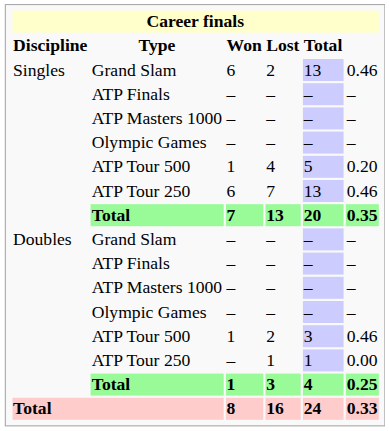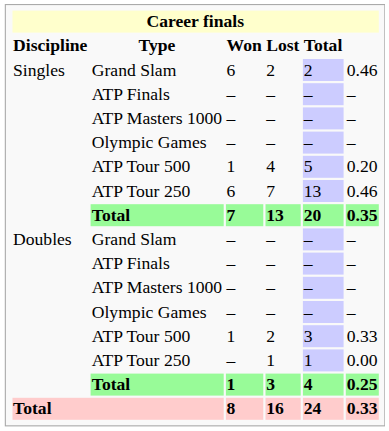(313, 70) 13 -> (308, 70) 2
(362, 336) 0.46 -> (362, 336) 0.33
